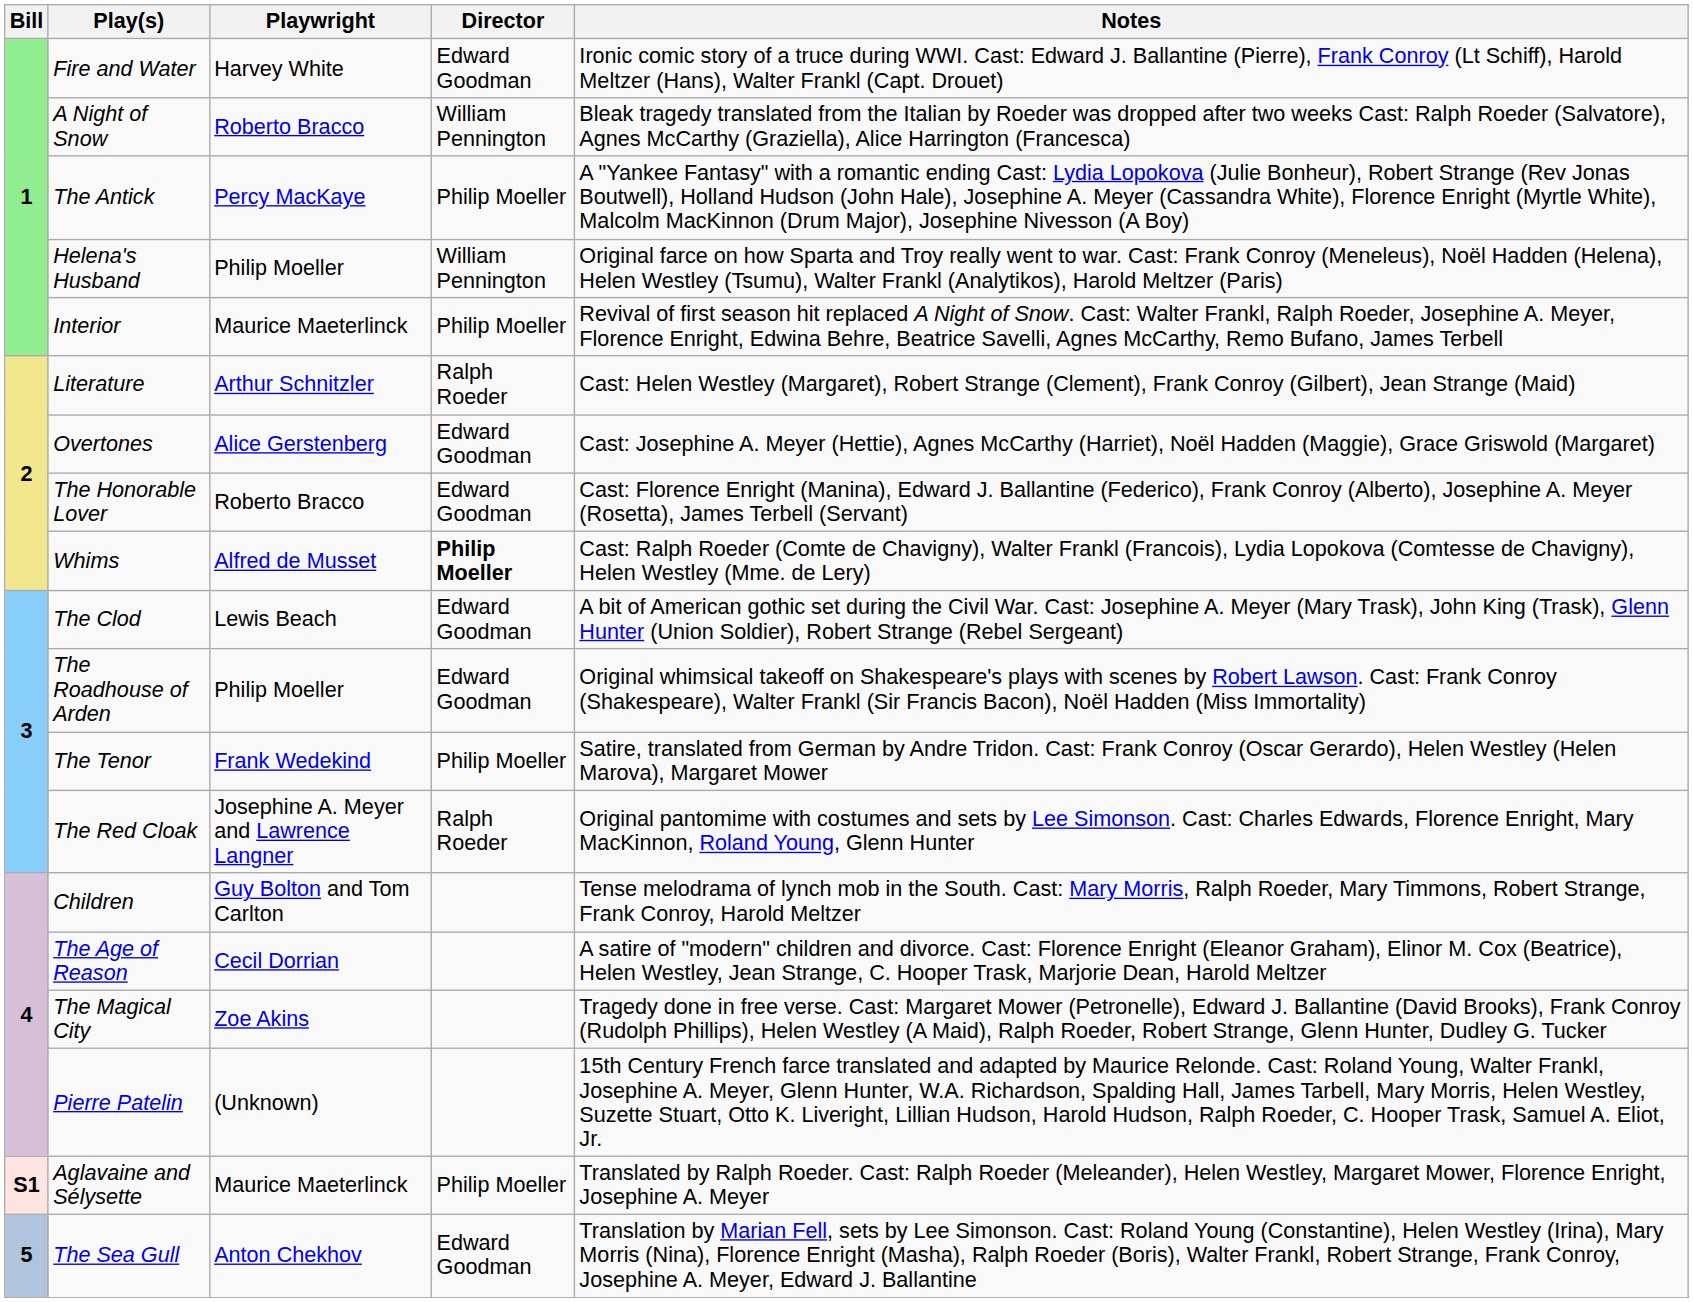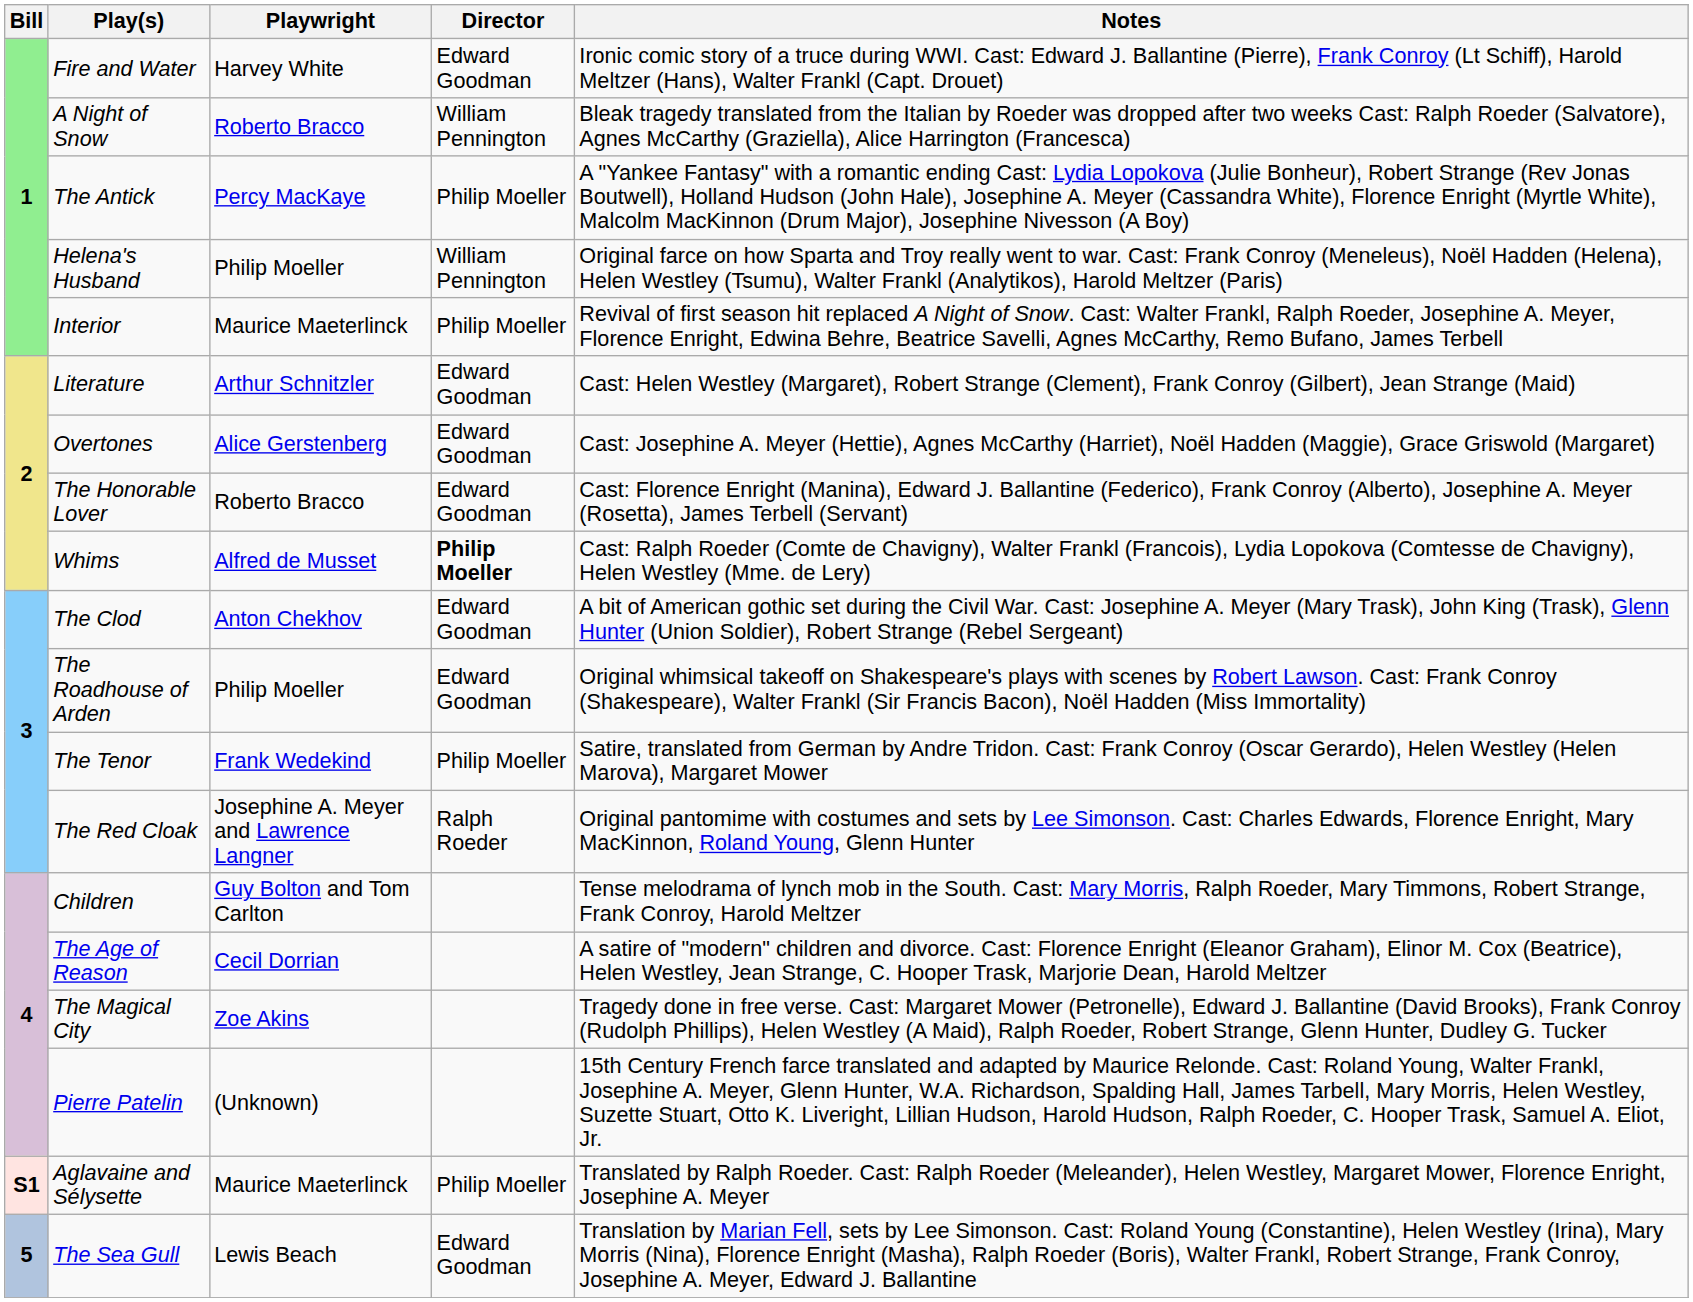(472, 385) Ralph Roeder -> (484, 385) Edward Goodman
(275, 619) Lewis Beach -> (288, 619) Anton Chekhov
(288, 1255) Anton Chekhov -> (275, 1255) Lewis Beach
